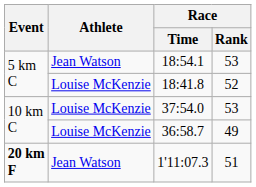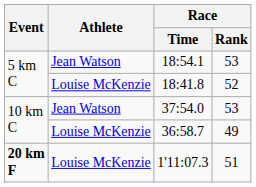(101, 108) Louise McKenzie -> (86, 108) Jean Watson
(86, 162) Jean Watson -> (101, 162) Louise McKenzie
